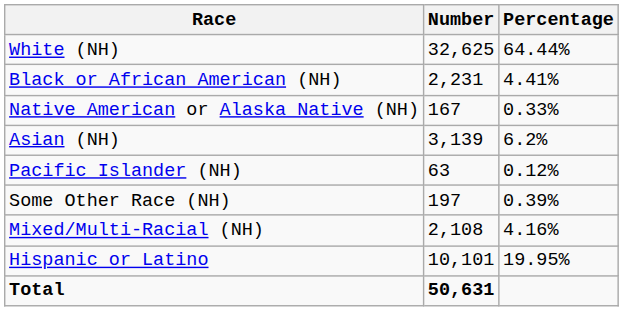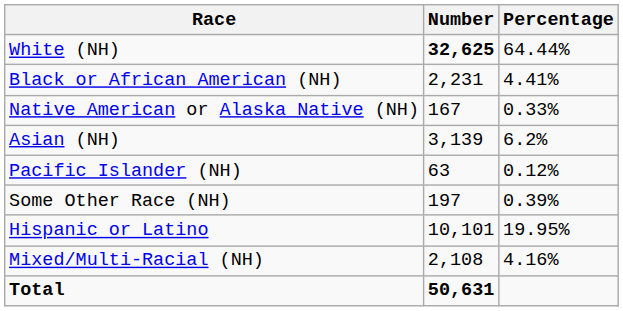(461, 50) normal -> (461, 50) bold
rows swapped: (137, 230) <-> (109, 260)
